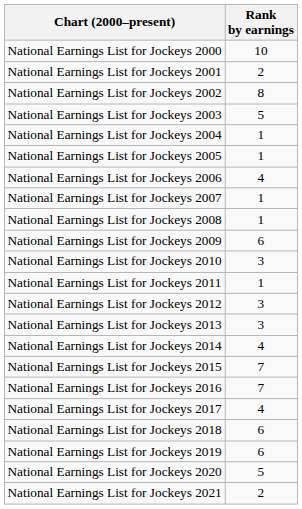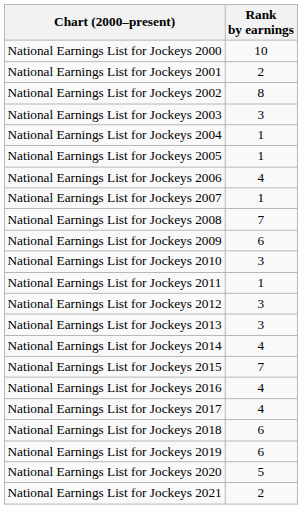(261, 114) 5 -> (261, 114) 3
(261, 219) 1 -> (261, 219) 7
(261, 388) 7 -> (261, 388) 4
